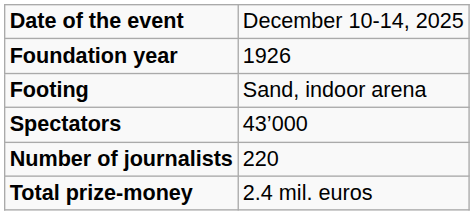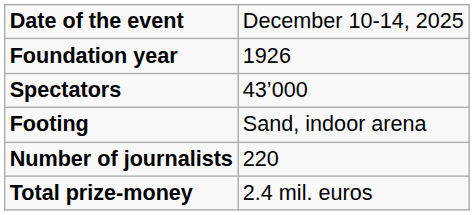rows swapped: (65, 124) <-> (49, 90)
